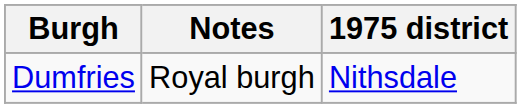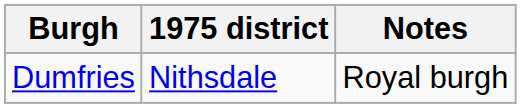columns swapped: (232, 28) <-> (419, 28)
